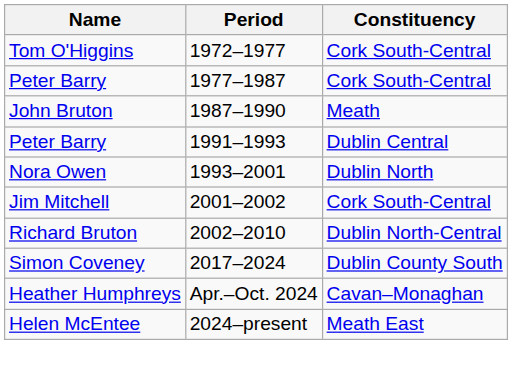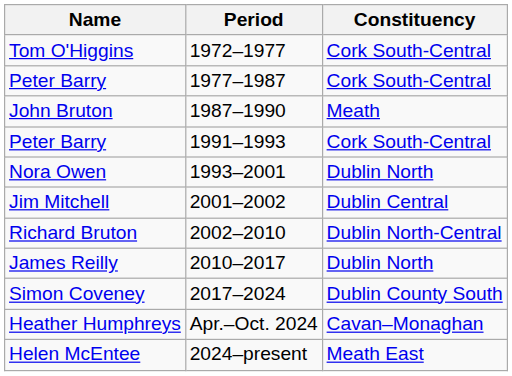(387, 141) Dublin Central -> (409, 141) Cork South-Central
(409, 202) Cork South-Central -> (387, 202) Dublin Central
+ row: (63, 263)
